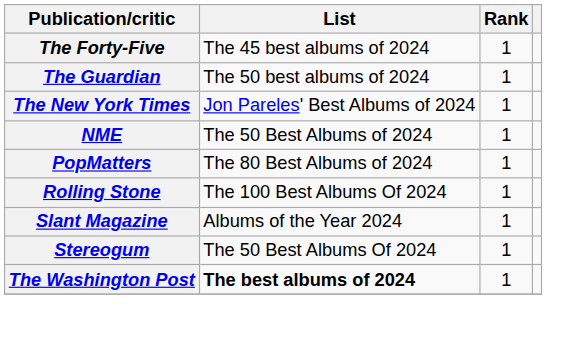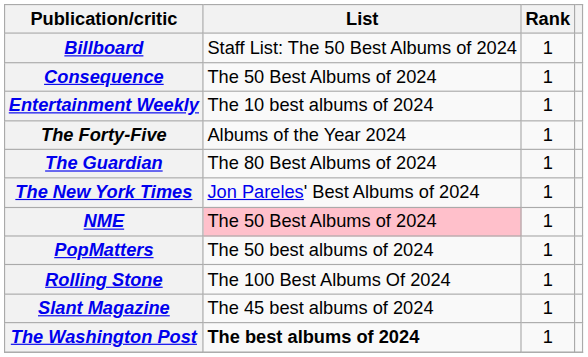+ row: (104, 47)
+ row: (104, 76)
+ row: (104, 105)
(316, 47) The 45 best albums of 2024 -> (307, 134) Albums of the Year 2024
(316, 76) The 50 best albums of 2024 -> (322, 163) The 80 Best Albums of 2024
(318, 134) no background -> (322, 221) pink background
(318, 163) The 80 Best Albums of 2024 -> (320, 250) The 50 best albums of 2024
(303, 221) Albums of the Year 2024 -> (320, 308) The 45 best albums of 2024
- row: (102, 250)
